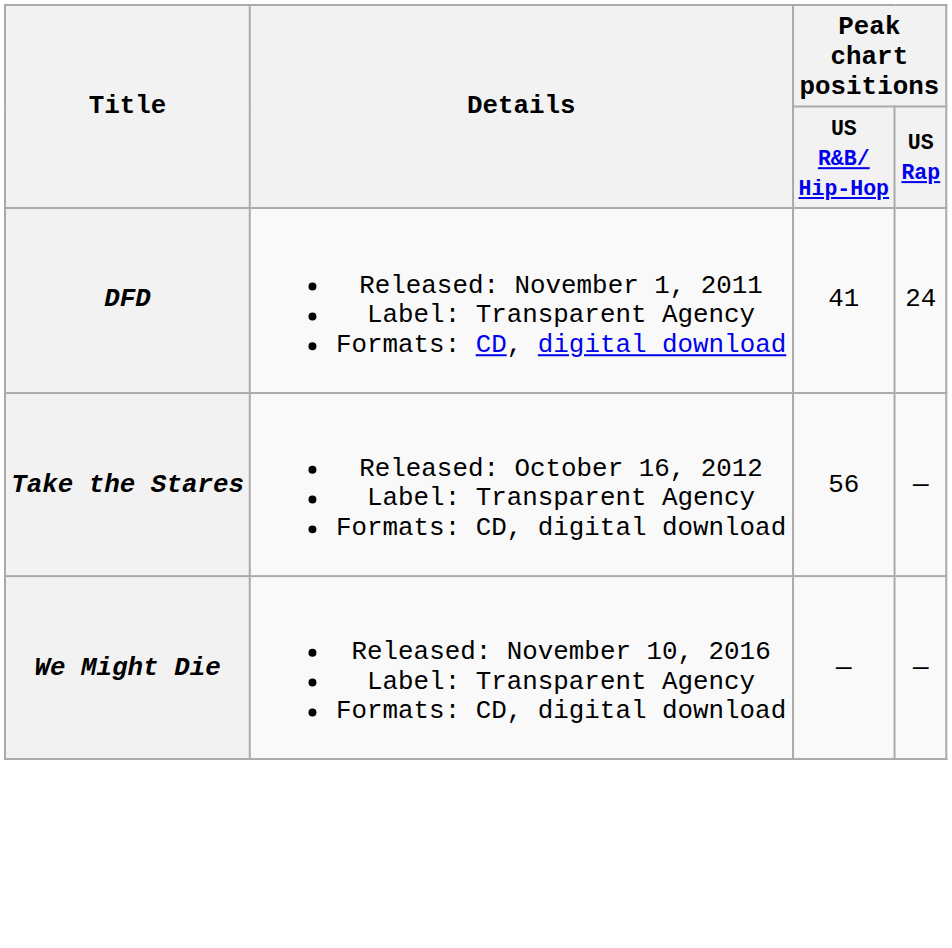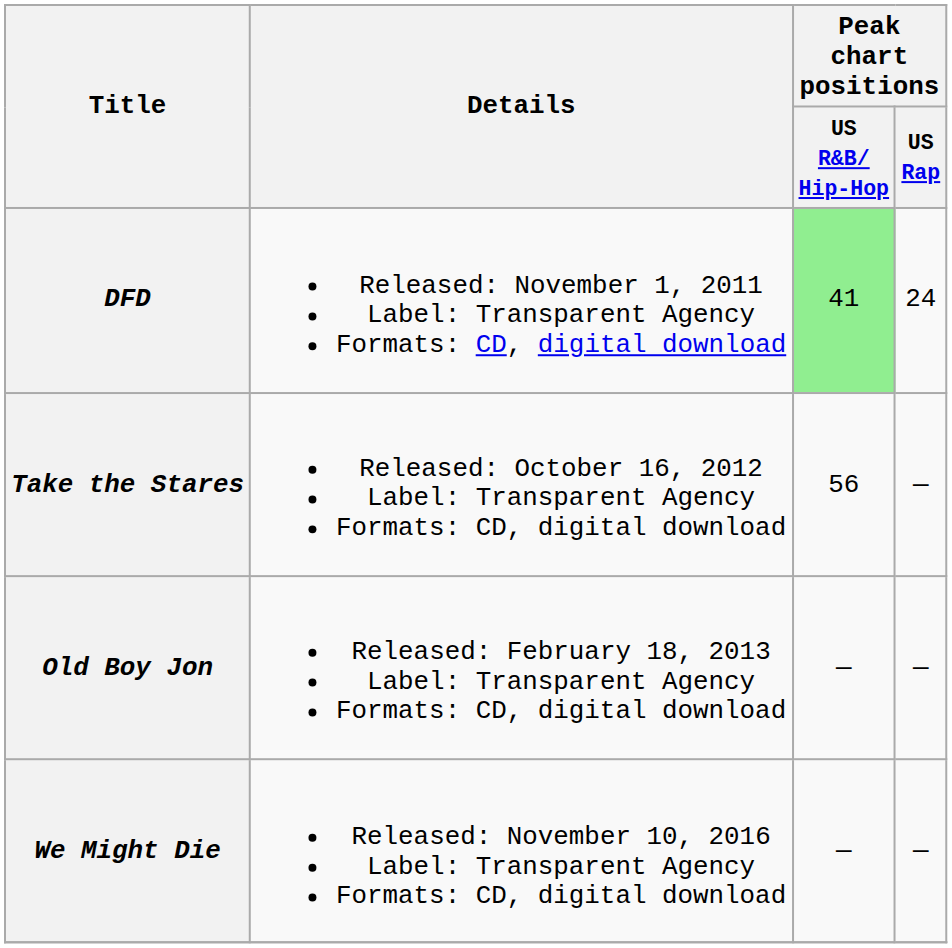(844, 300) no background -> (844, 300) lightgreen background
+ row: (128, 667)
